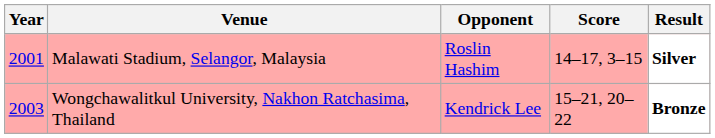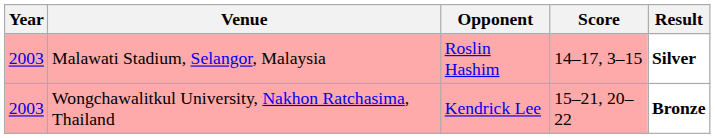(26, 58) 2001 -> (26, 58) 2003
